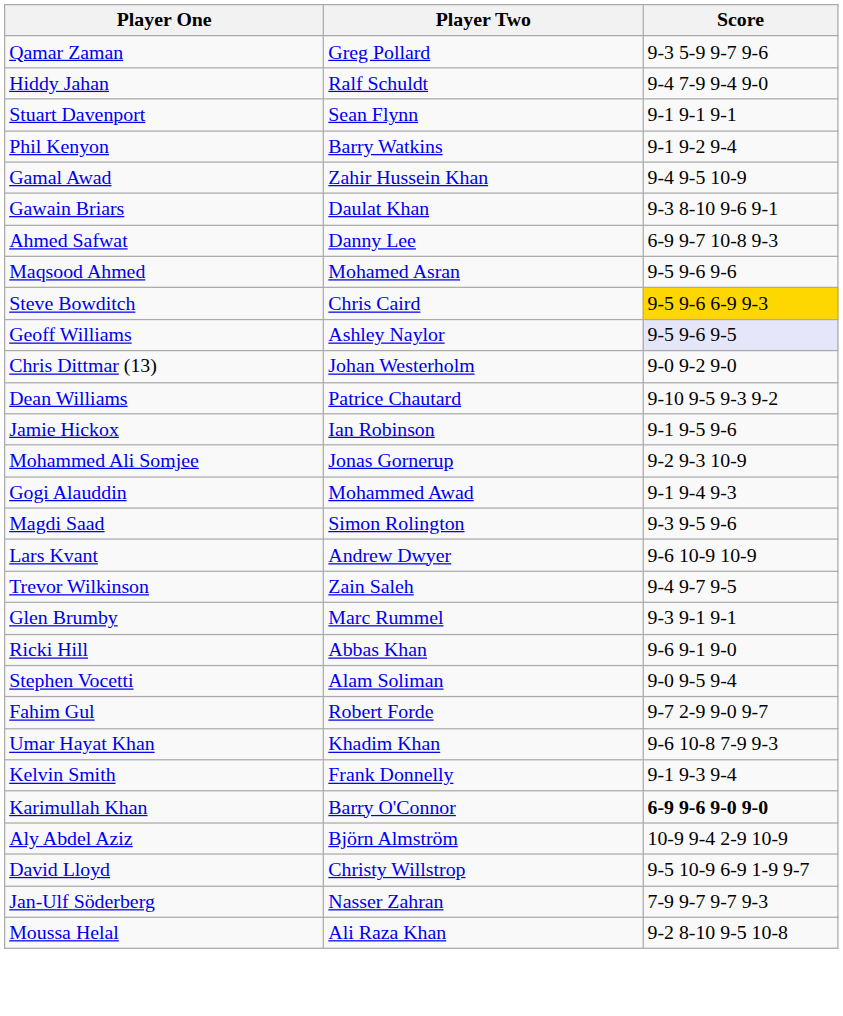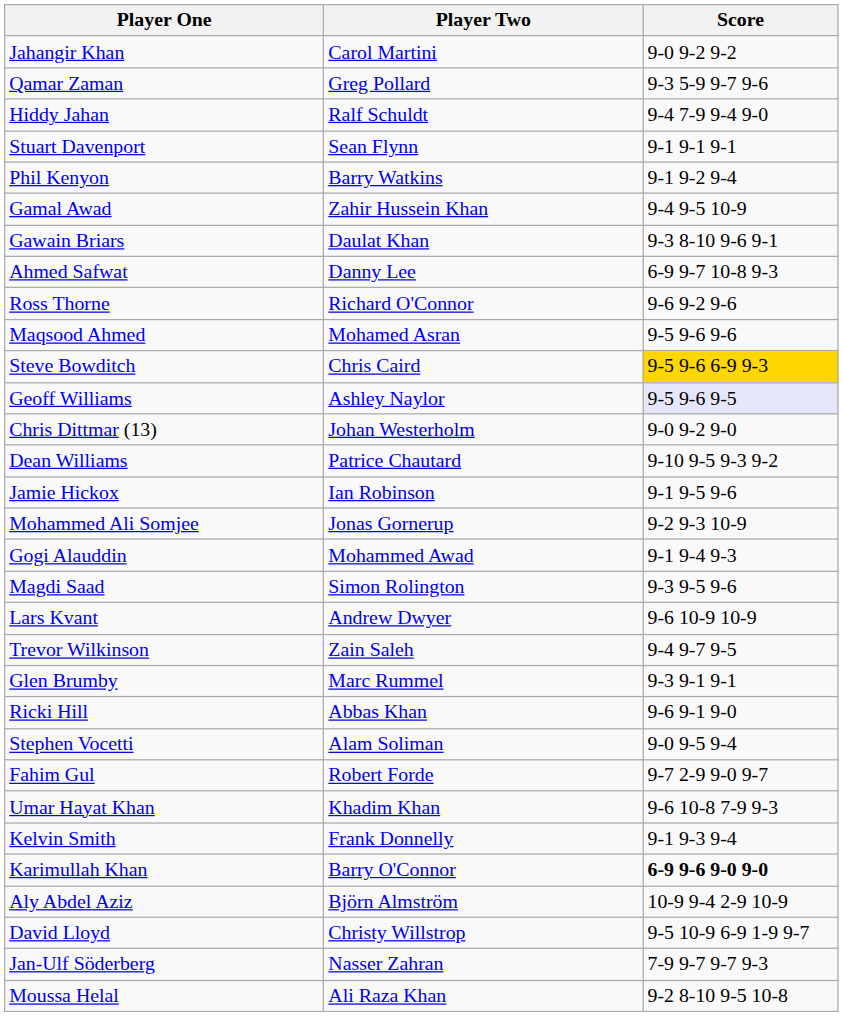+ row: (67, 51)
+ row: (59, 303)
